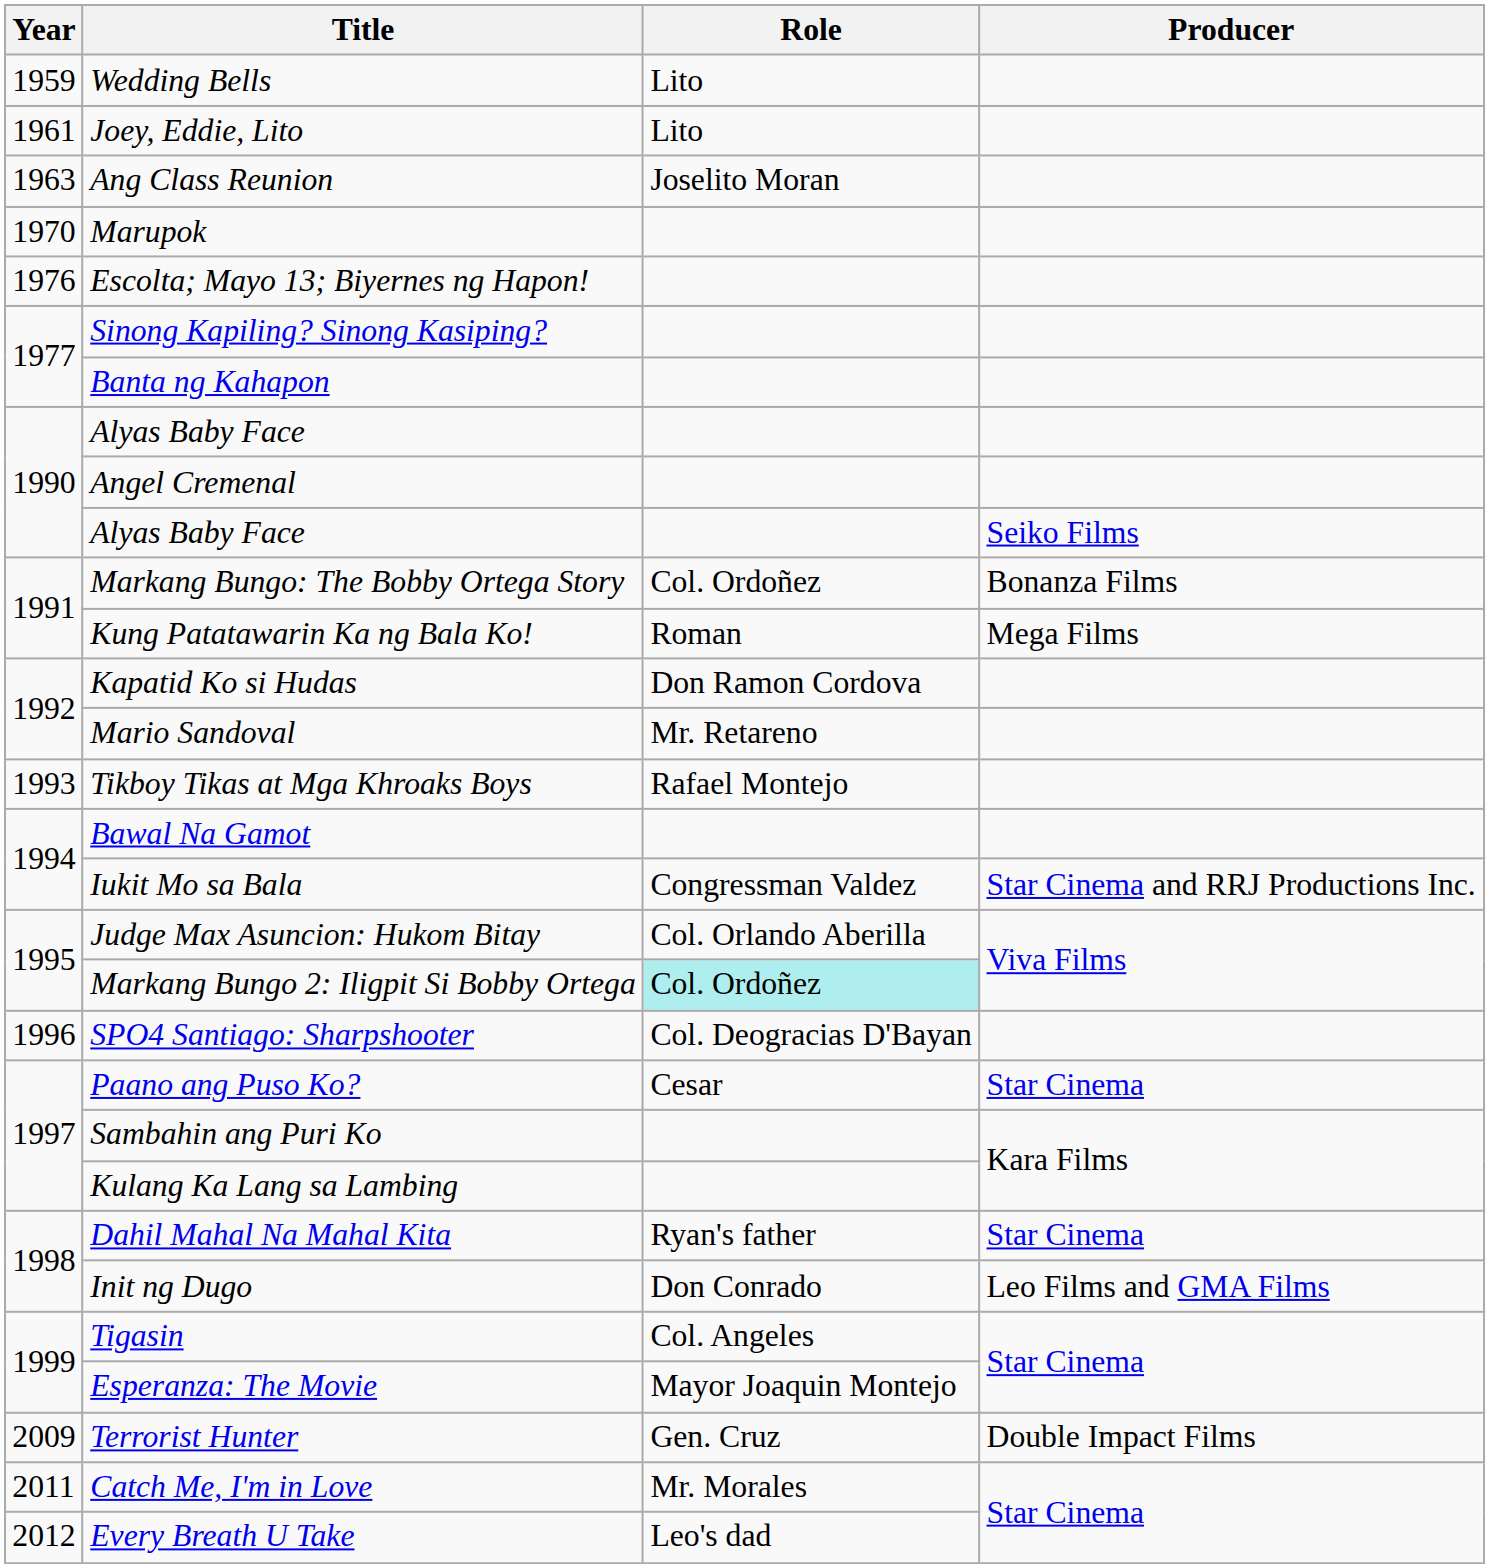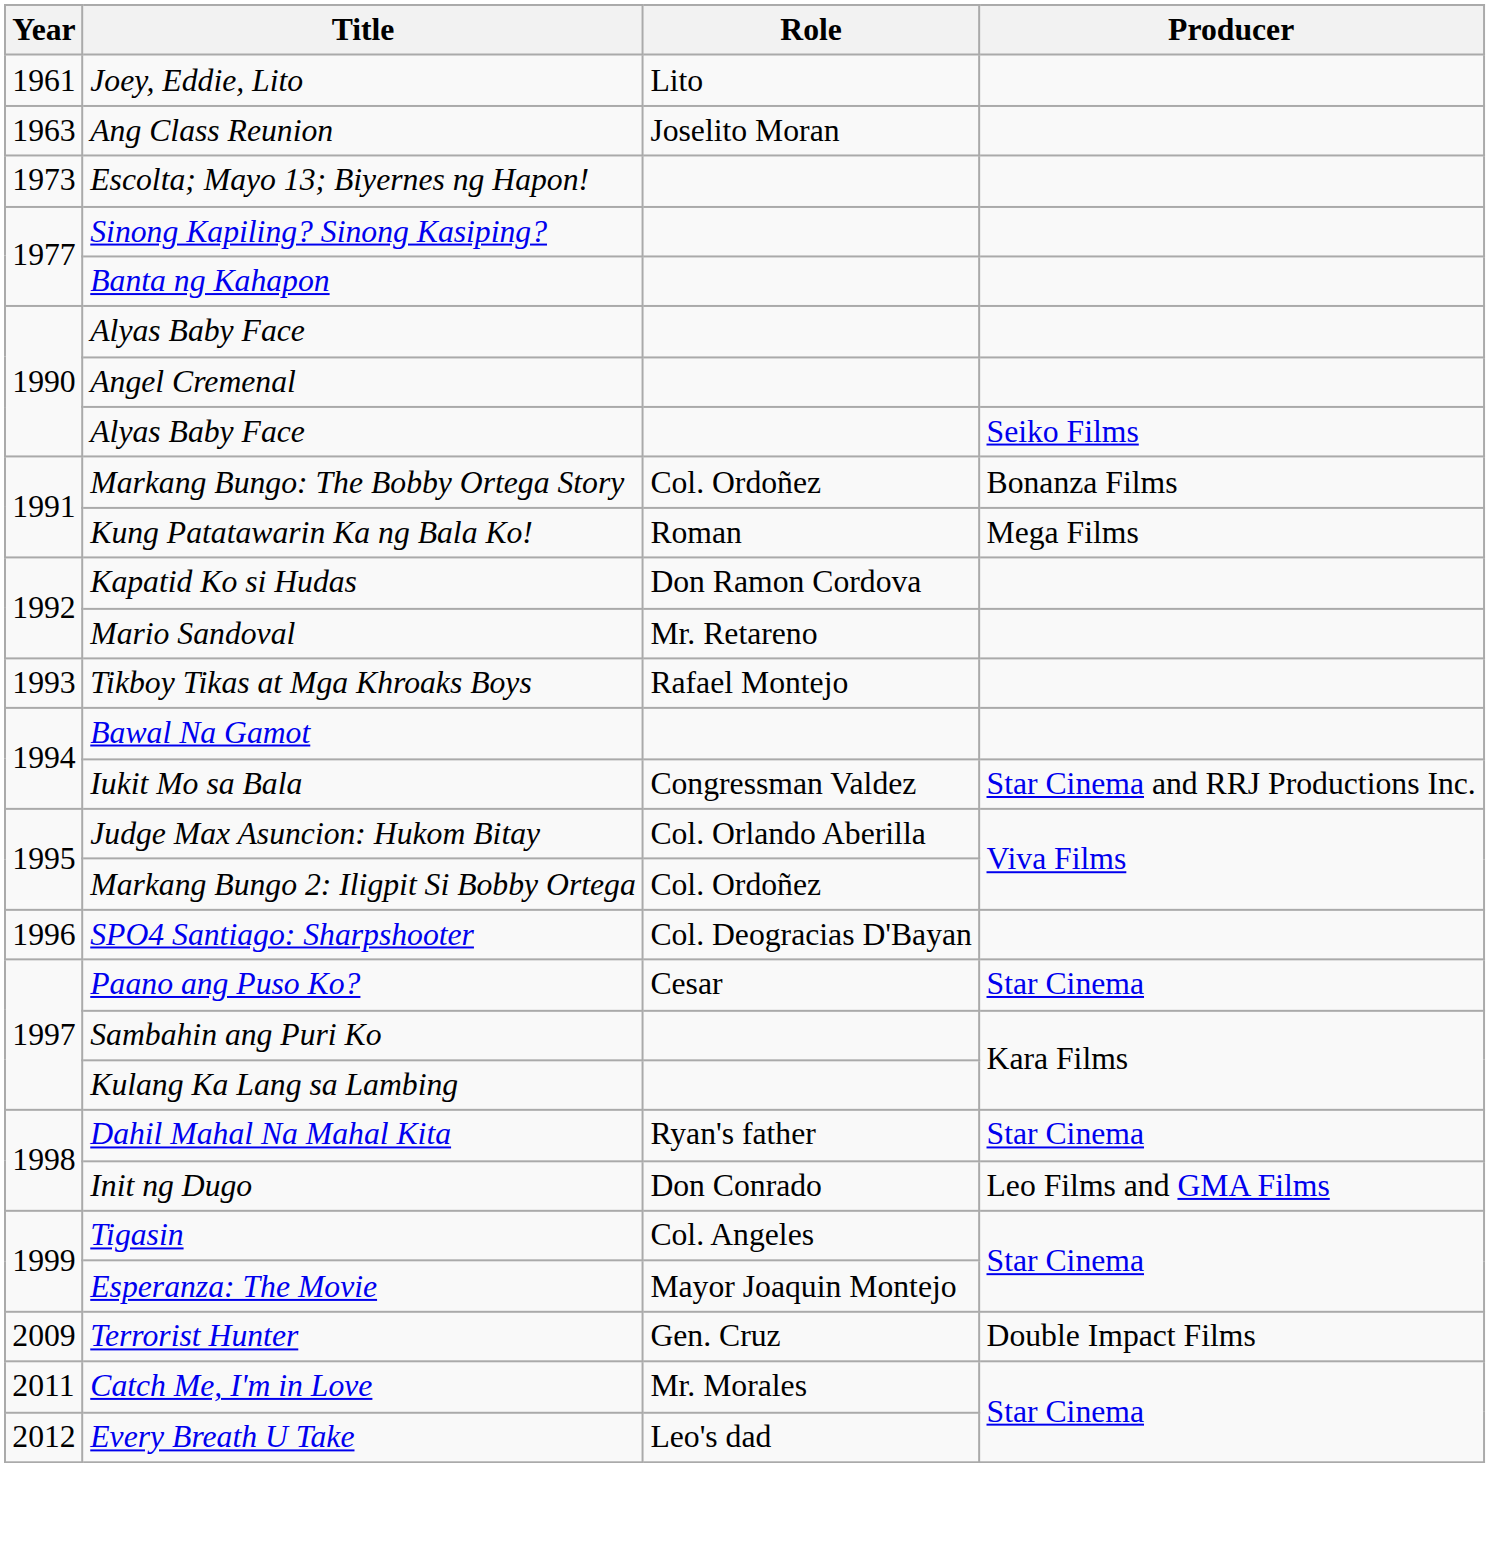- row: (181, 79)
- row: (148, 230)
(44, 280) 1976 -> (44, 180) 1973
(736, 984) paleturquoise background -> (736, 883) no background
